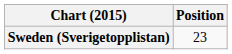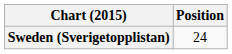(200, 37) 23 -> (200, 37) 24
